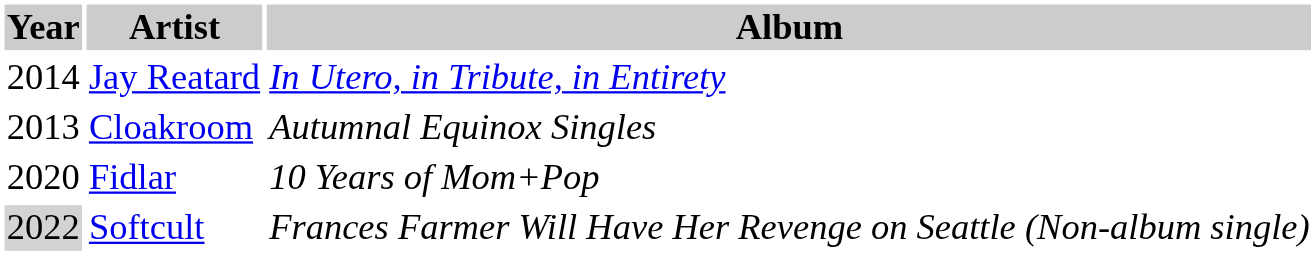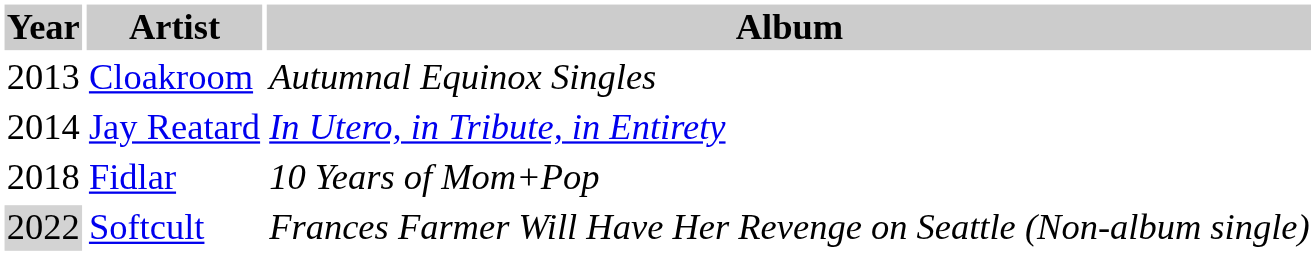rows swapped: (175, 76) <-> (171, 127)
(43, 177) 2020 -> (43, 177) 2018
